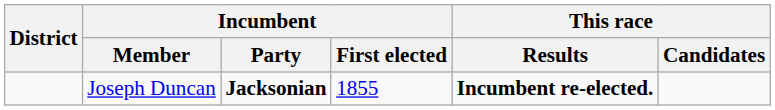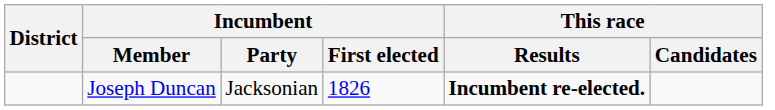(276, 88) bold -> (272, 88) normal
(357, 88) 1855 -> (349, 88) 1826
